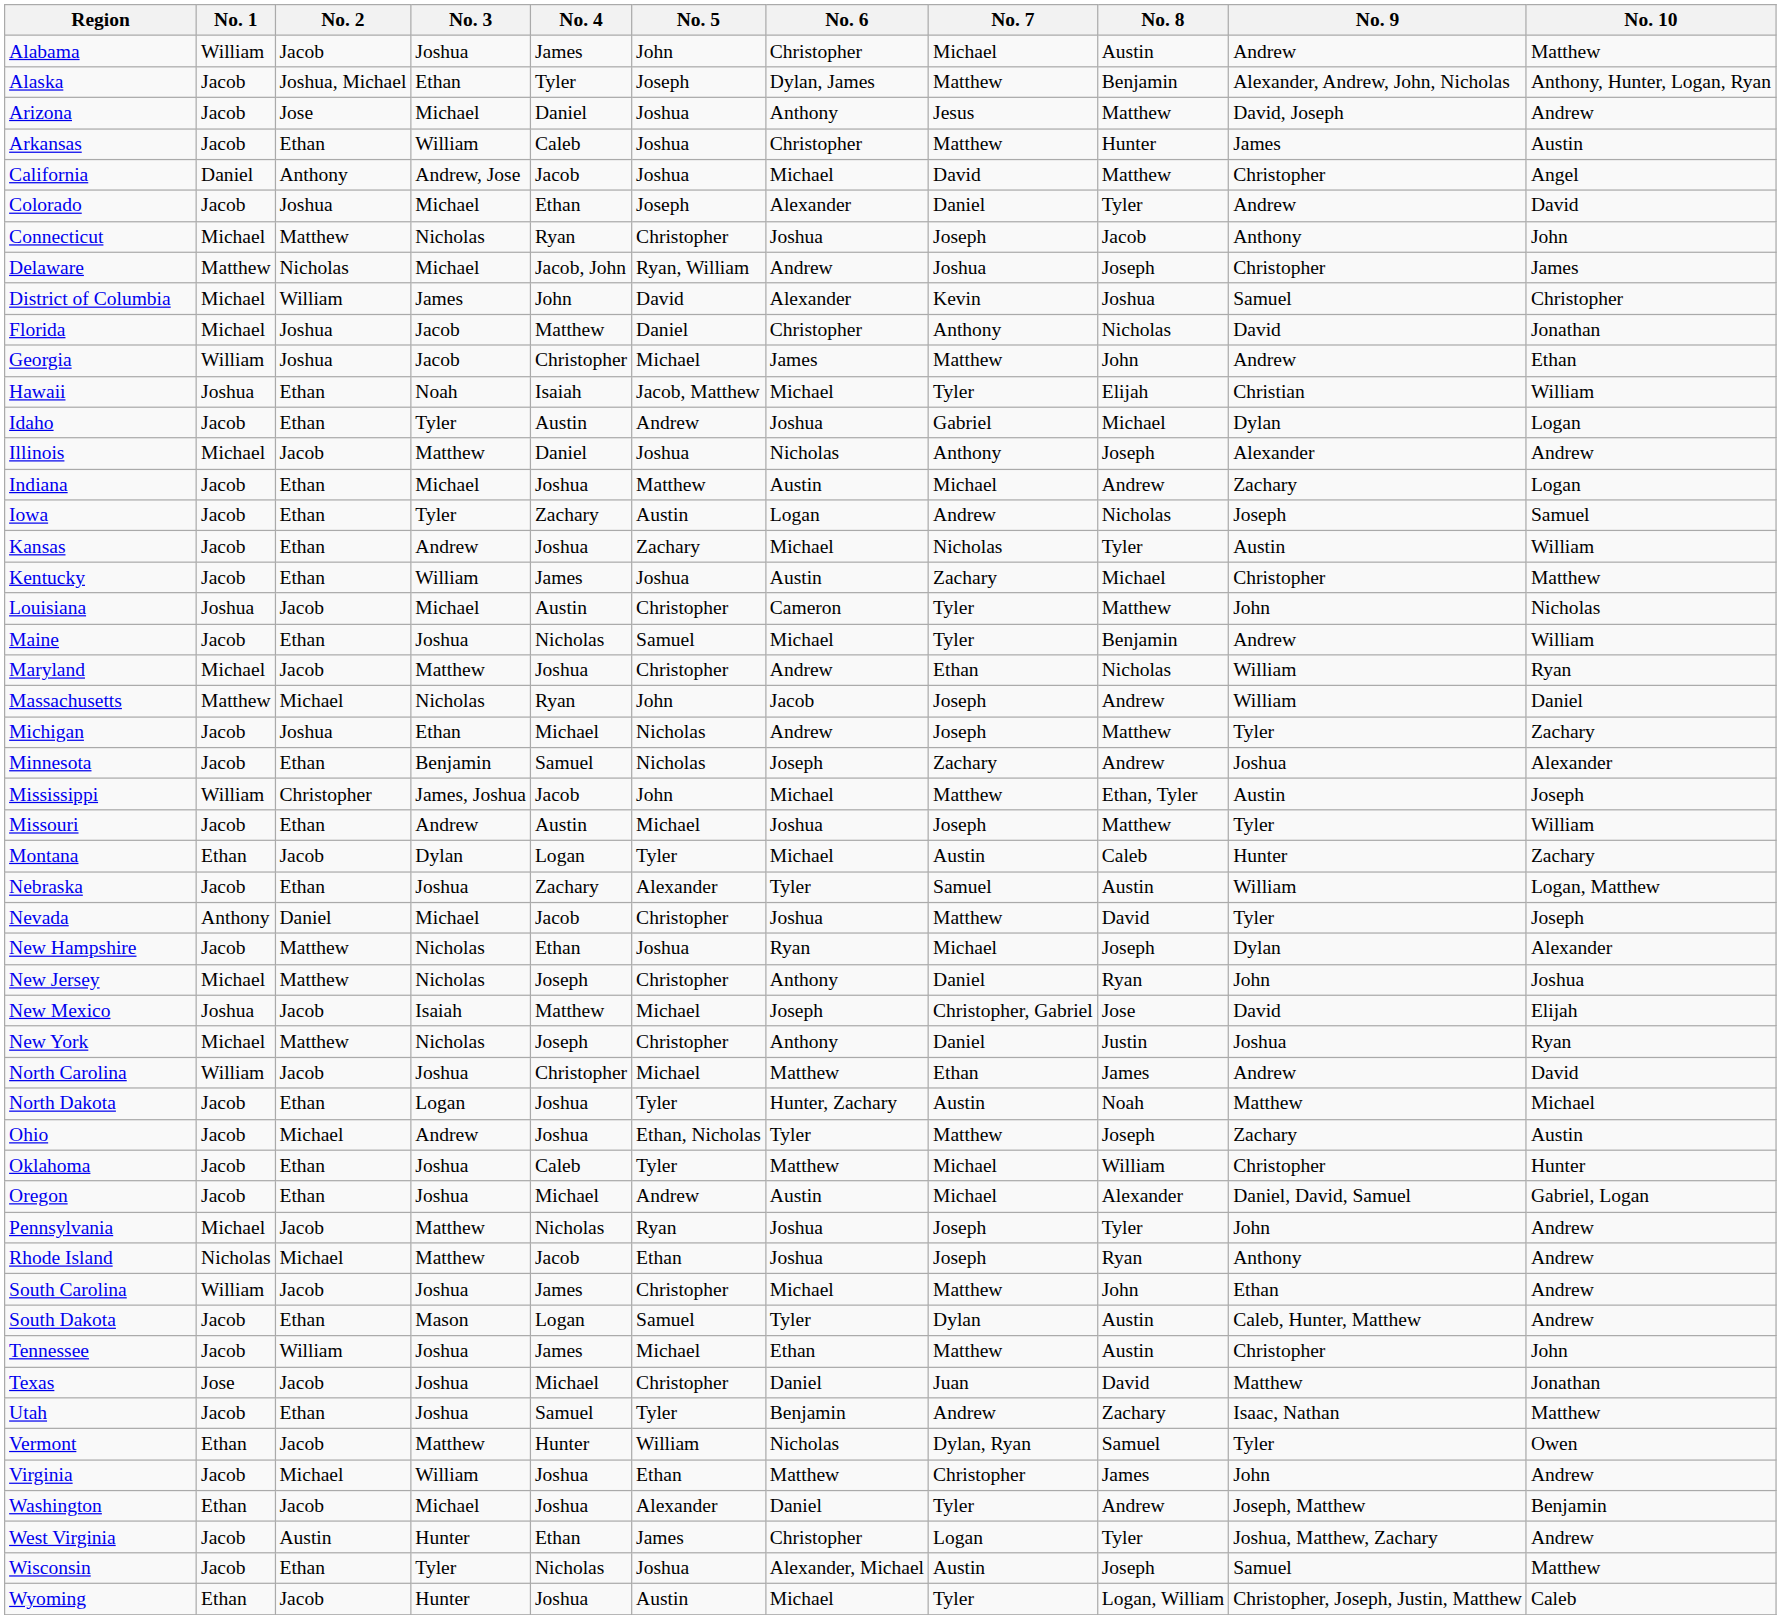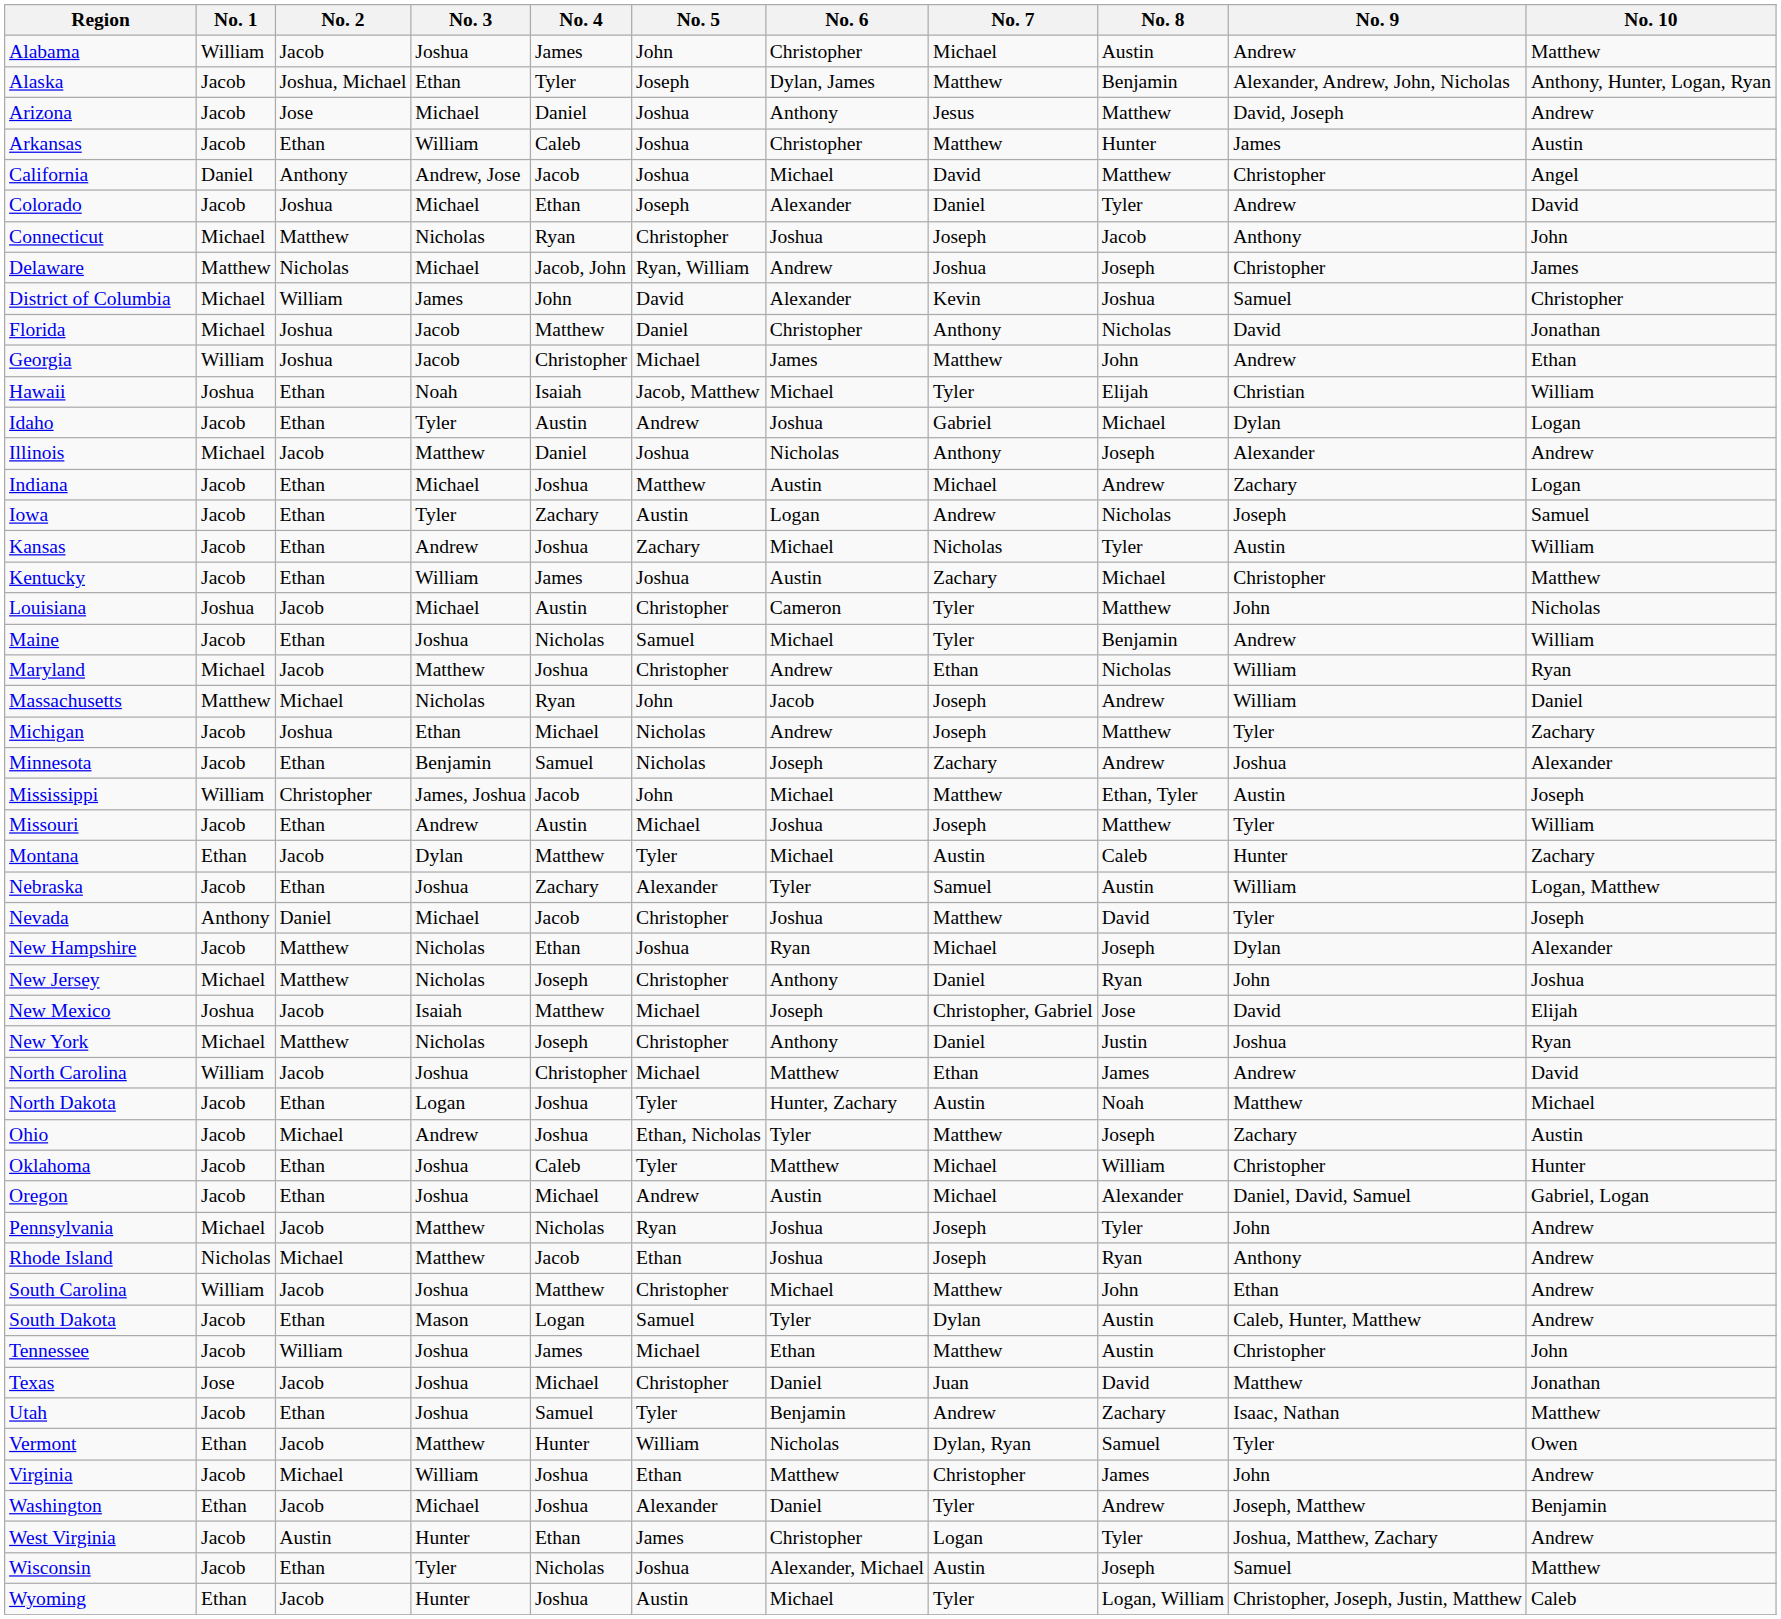(560, 855) Logan -> (570, 855) Matthew
(559, 1289) James -> (570, 1289) Matthew
